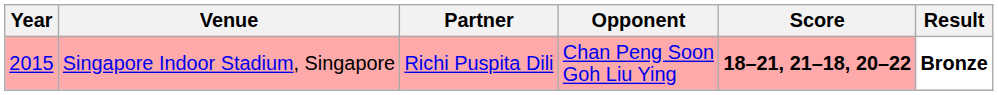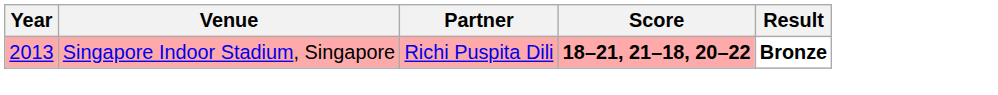- column: (638, 21)
(31, 63) 2015 -> (31, 52) 2013
